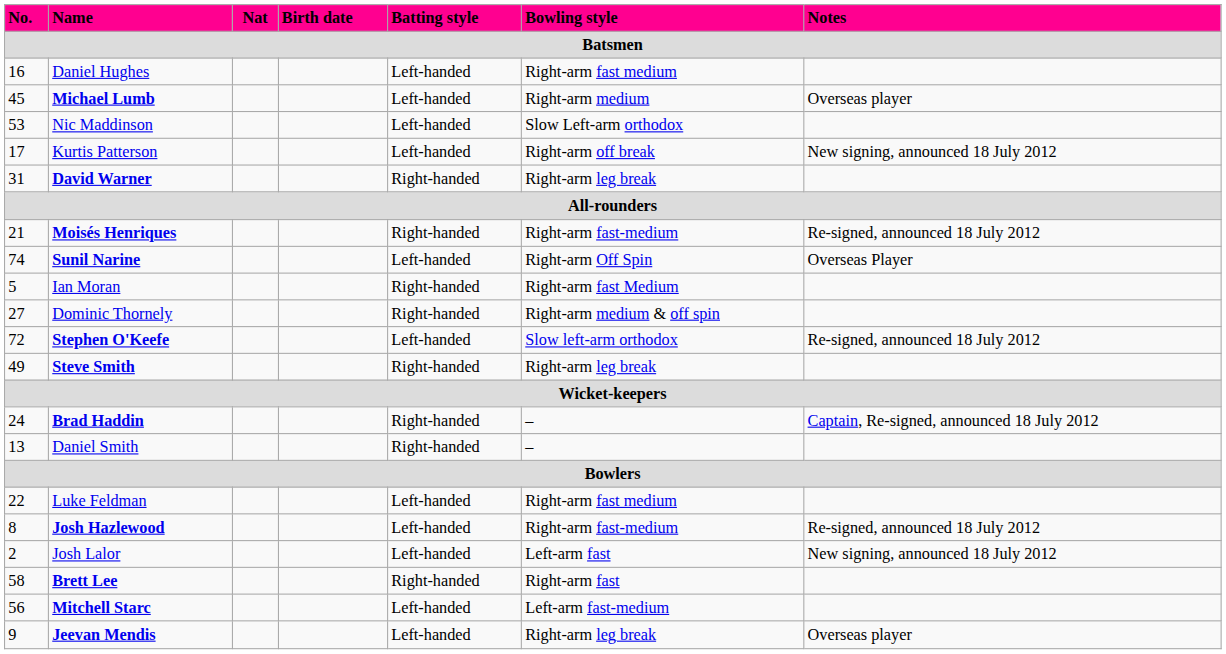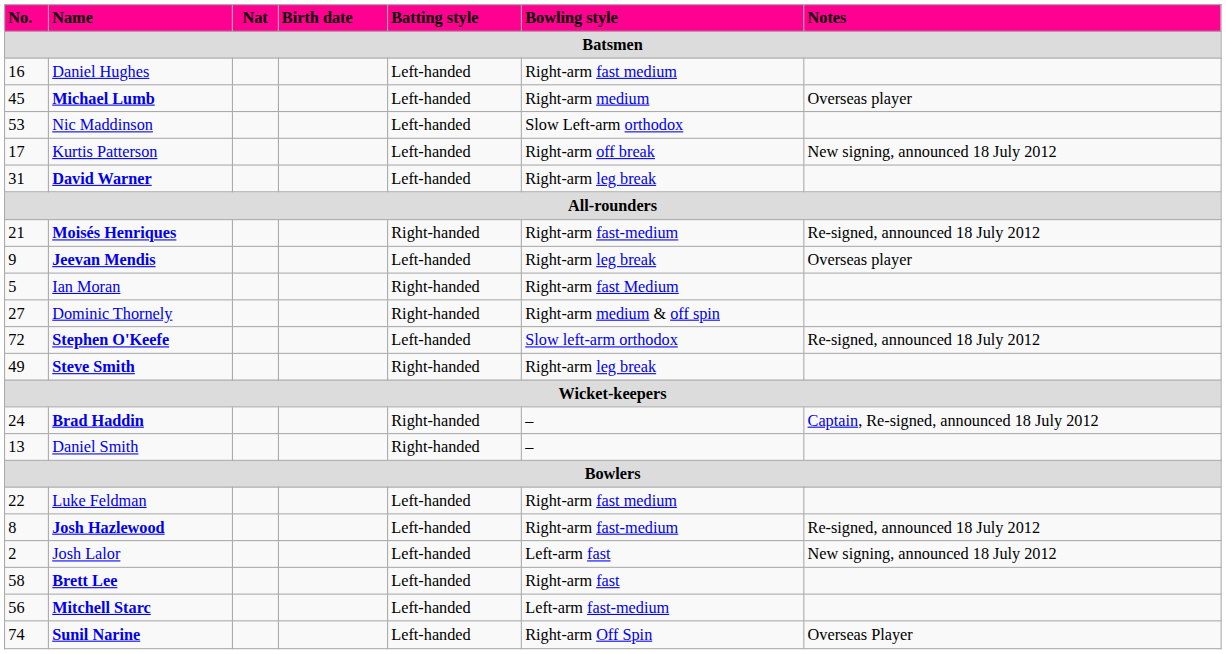(436, 178) Right-handed -> (431, 178) Left-handed
rows swapped: (104, 634) <-> (96, 259)
(436, 581) Right-handed -> (431, 581) Left-handed
